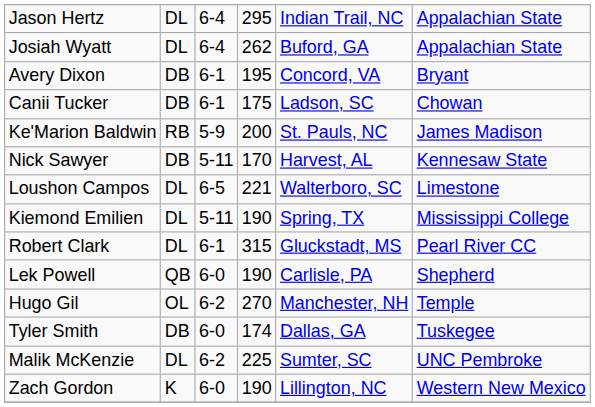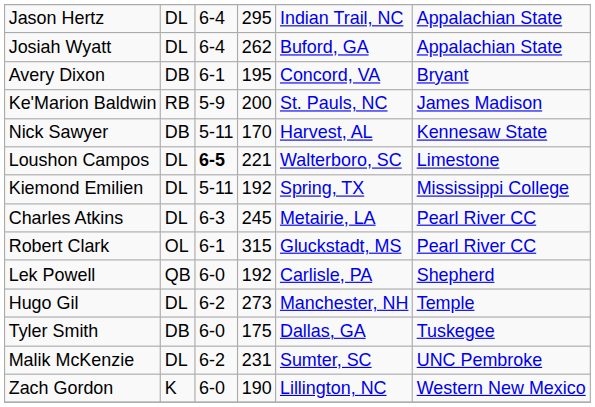- row: (58, 103)
(212, 189) normal -> (212, 160) bold
(257, 217) 190 -> (257, 189) 192
+ row: (66, 217)
(176, 246) DL -> (177, 246) OL
(257, 274) 190 -> (257, 274) 192
(177, 302) OL -> (176, 302) DL
(257, 302) 270 -> (257, 302) 273
(257, 331) 174 -> (257, 331) 175
(257, 359) 225 -> (257, 359) 231
